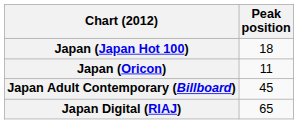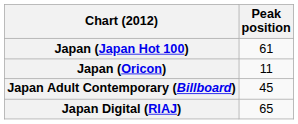(266, 48) 18 -> (266, 48) 61
